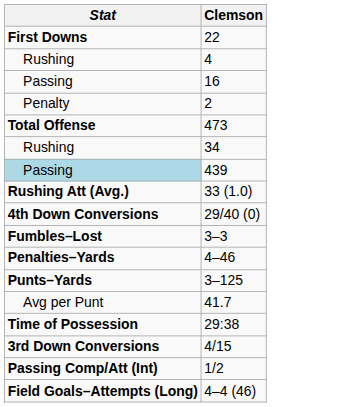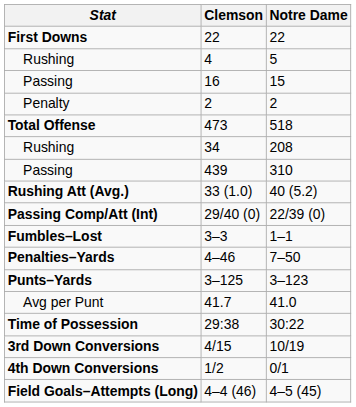+ column: (309, 15)
(40, 170) lightblue background -> (40, 170) no background
(83, 214) 4th Down Conversions -> (83, 214) Passing Comp/Att (Int)
(83, 368) Passing Comp/Att (Int) -> (83, 368) 4th Down Conversions
